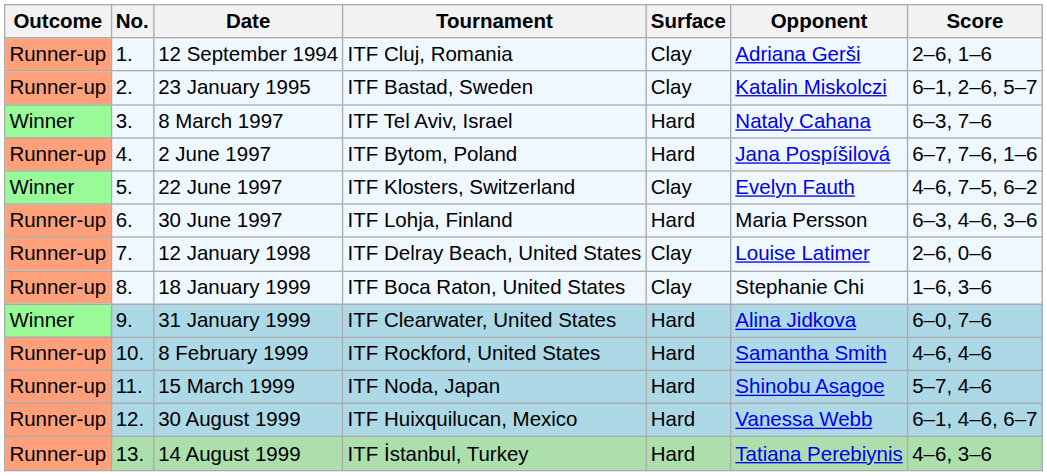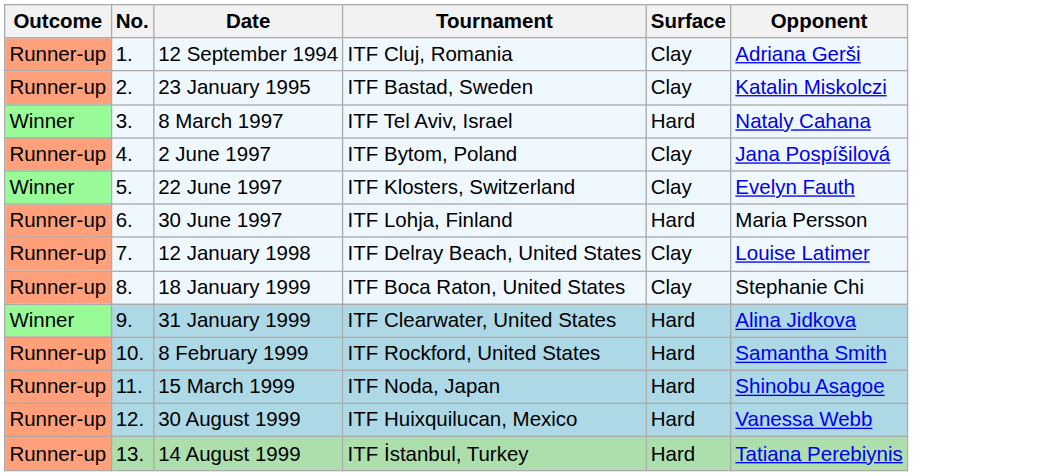- column: (975, 20)
(673, 153) Hard -> (671, 153) Clay
